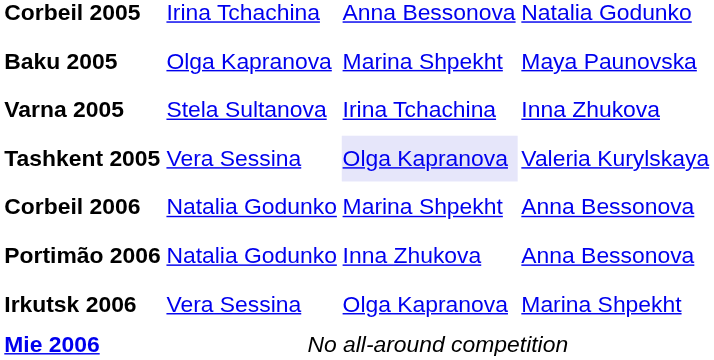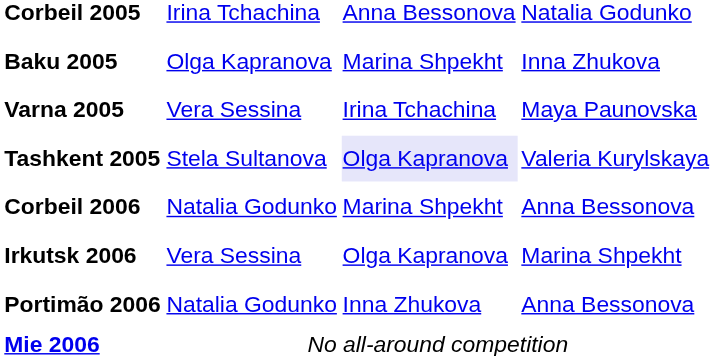(609, 61) Maya Paunovska -> (591, 61) Inna Zhukova
(247, 109) Stela Sultanova -> (234, 109) Vera Sessina
(591, 109) Inna Zhukova -> (609, 109) Maya Paunovska
(234, 158) Vera Sessina -> (247, 158) Stela Sultanova
rows swapped: (70, 304) <-> (83, 255)
